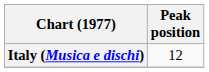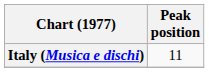(176, 55) 12 -> (176, 55) 11
